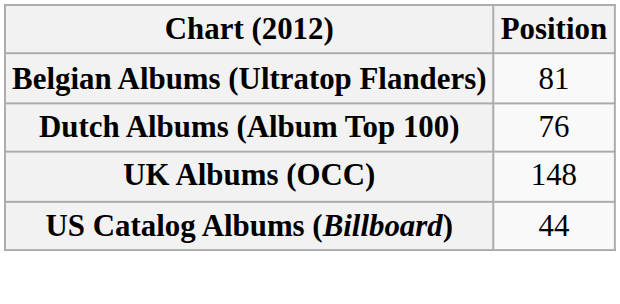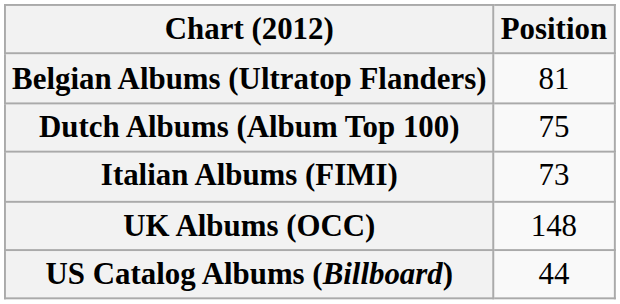(554, 126) 76 -> (554, 126) 75
+ row: (249, 175)
